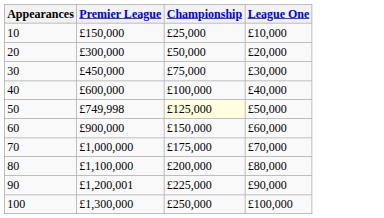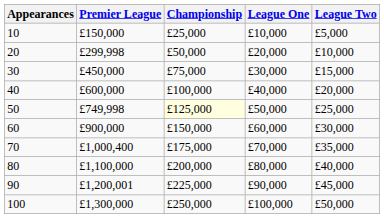+ column: (346, 14)
(102, 52) £300,000 -> (102, 52) £299,998
(106, 147) £1,000,000 -> (106, 147) £1,000,400
